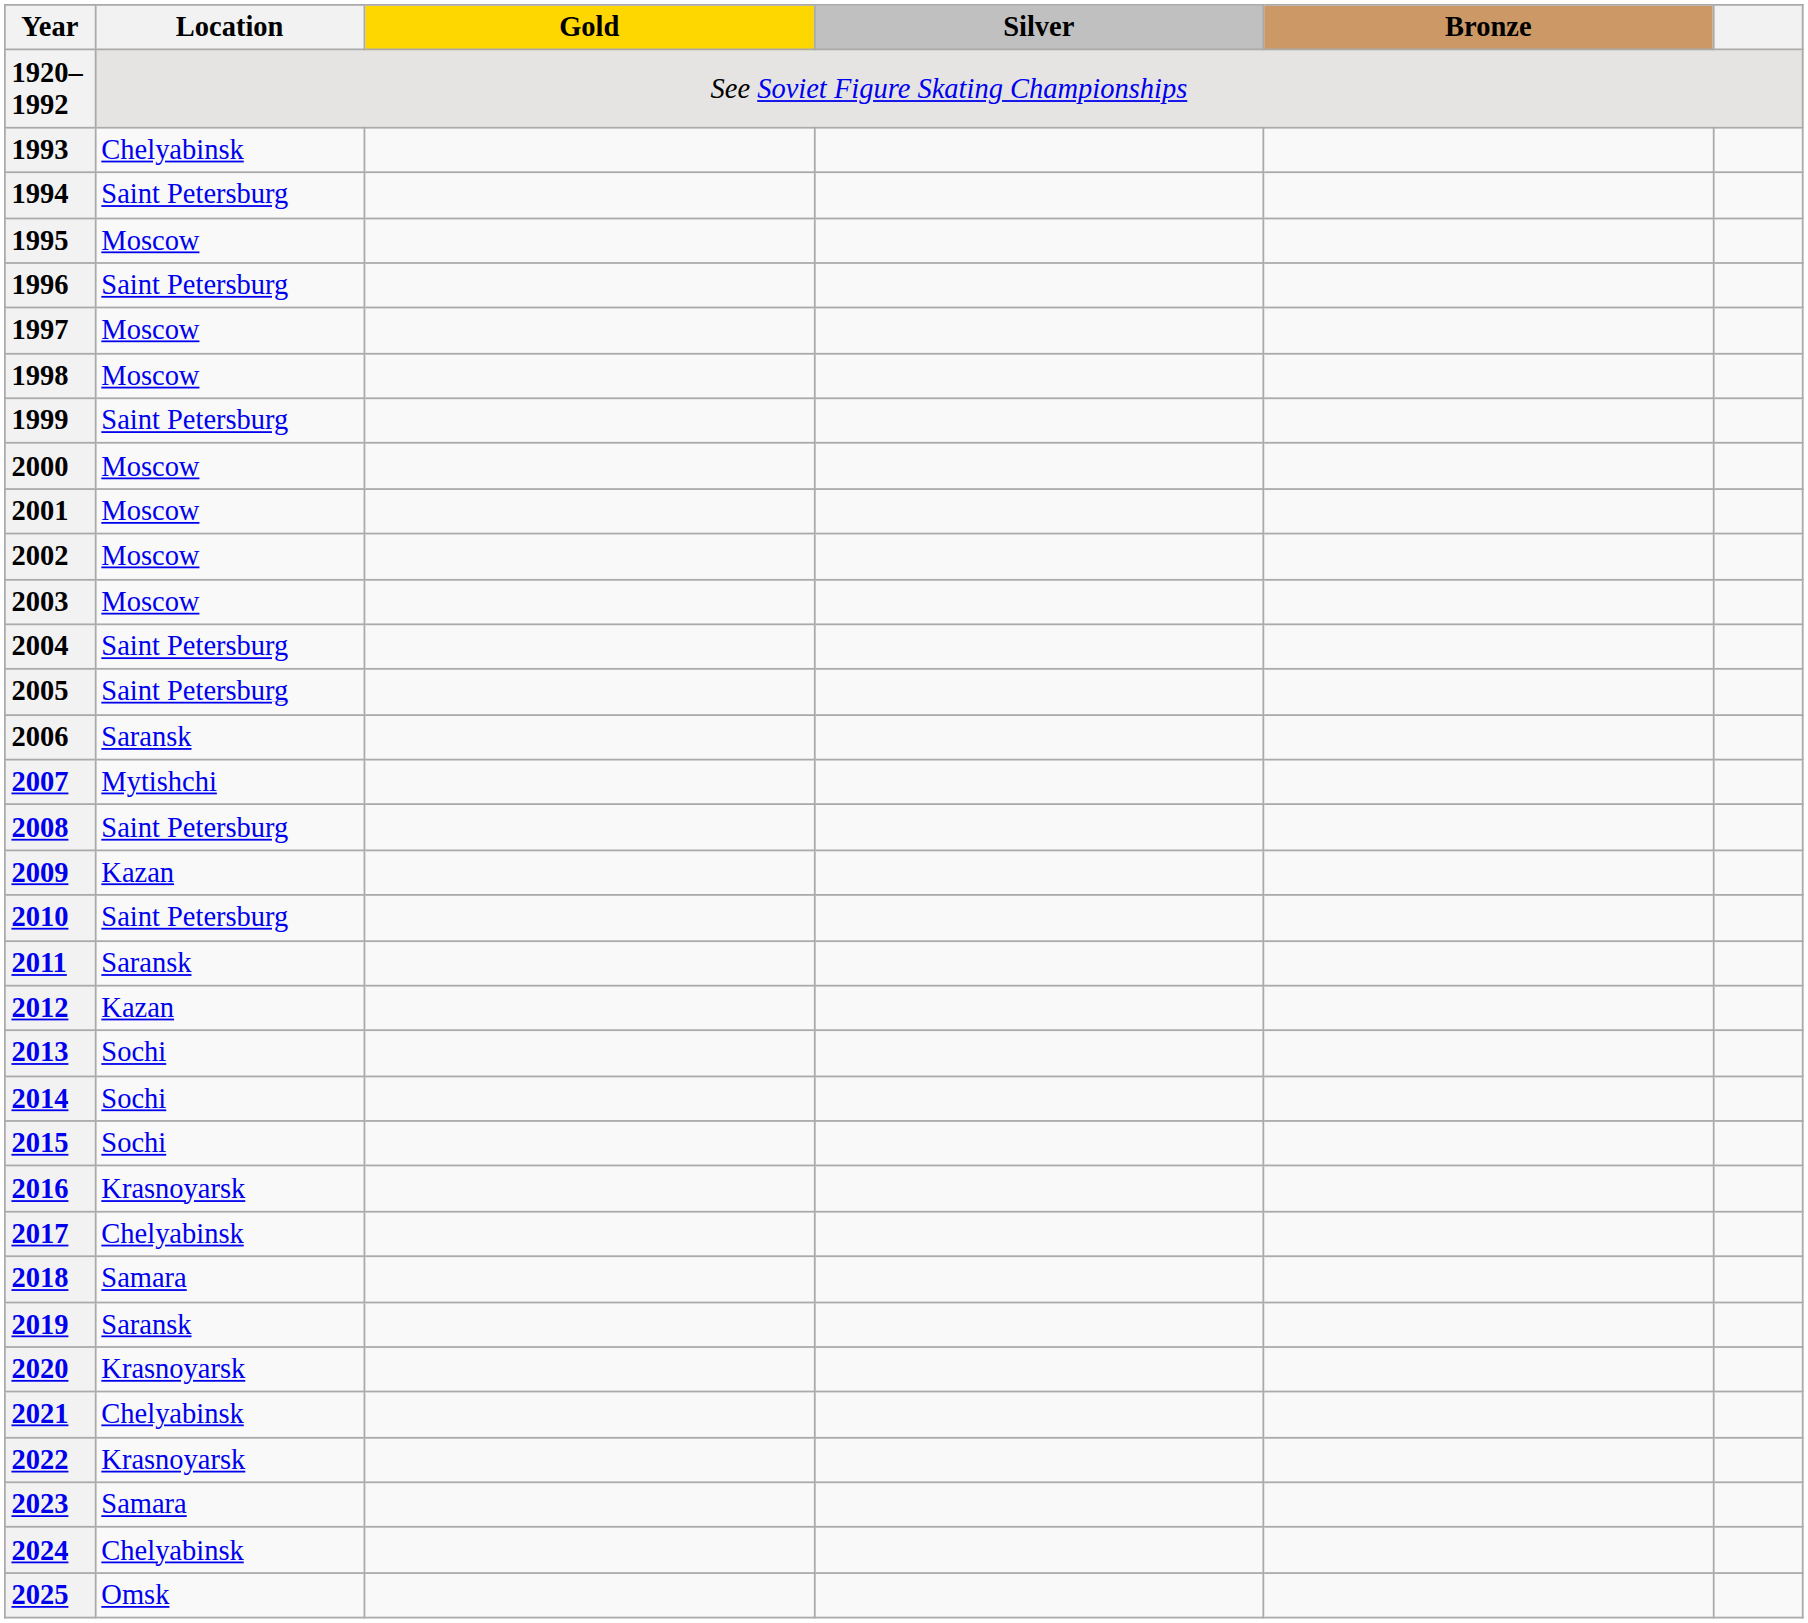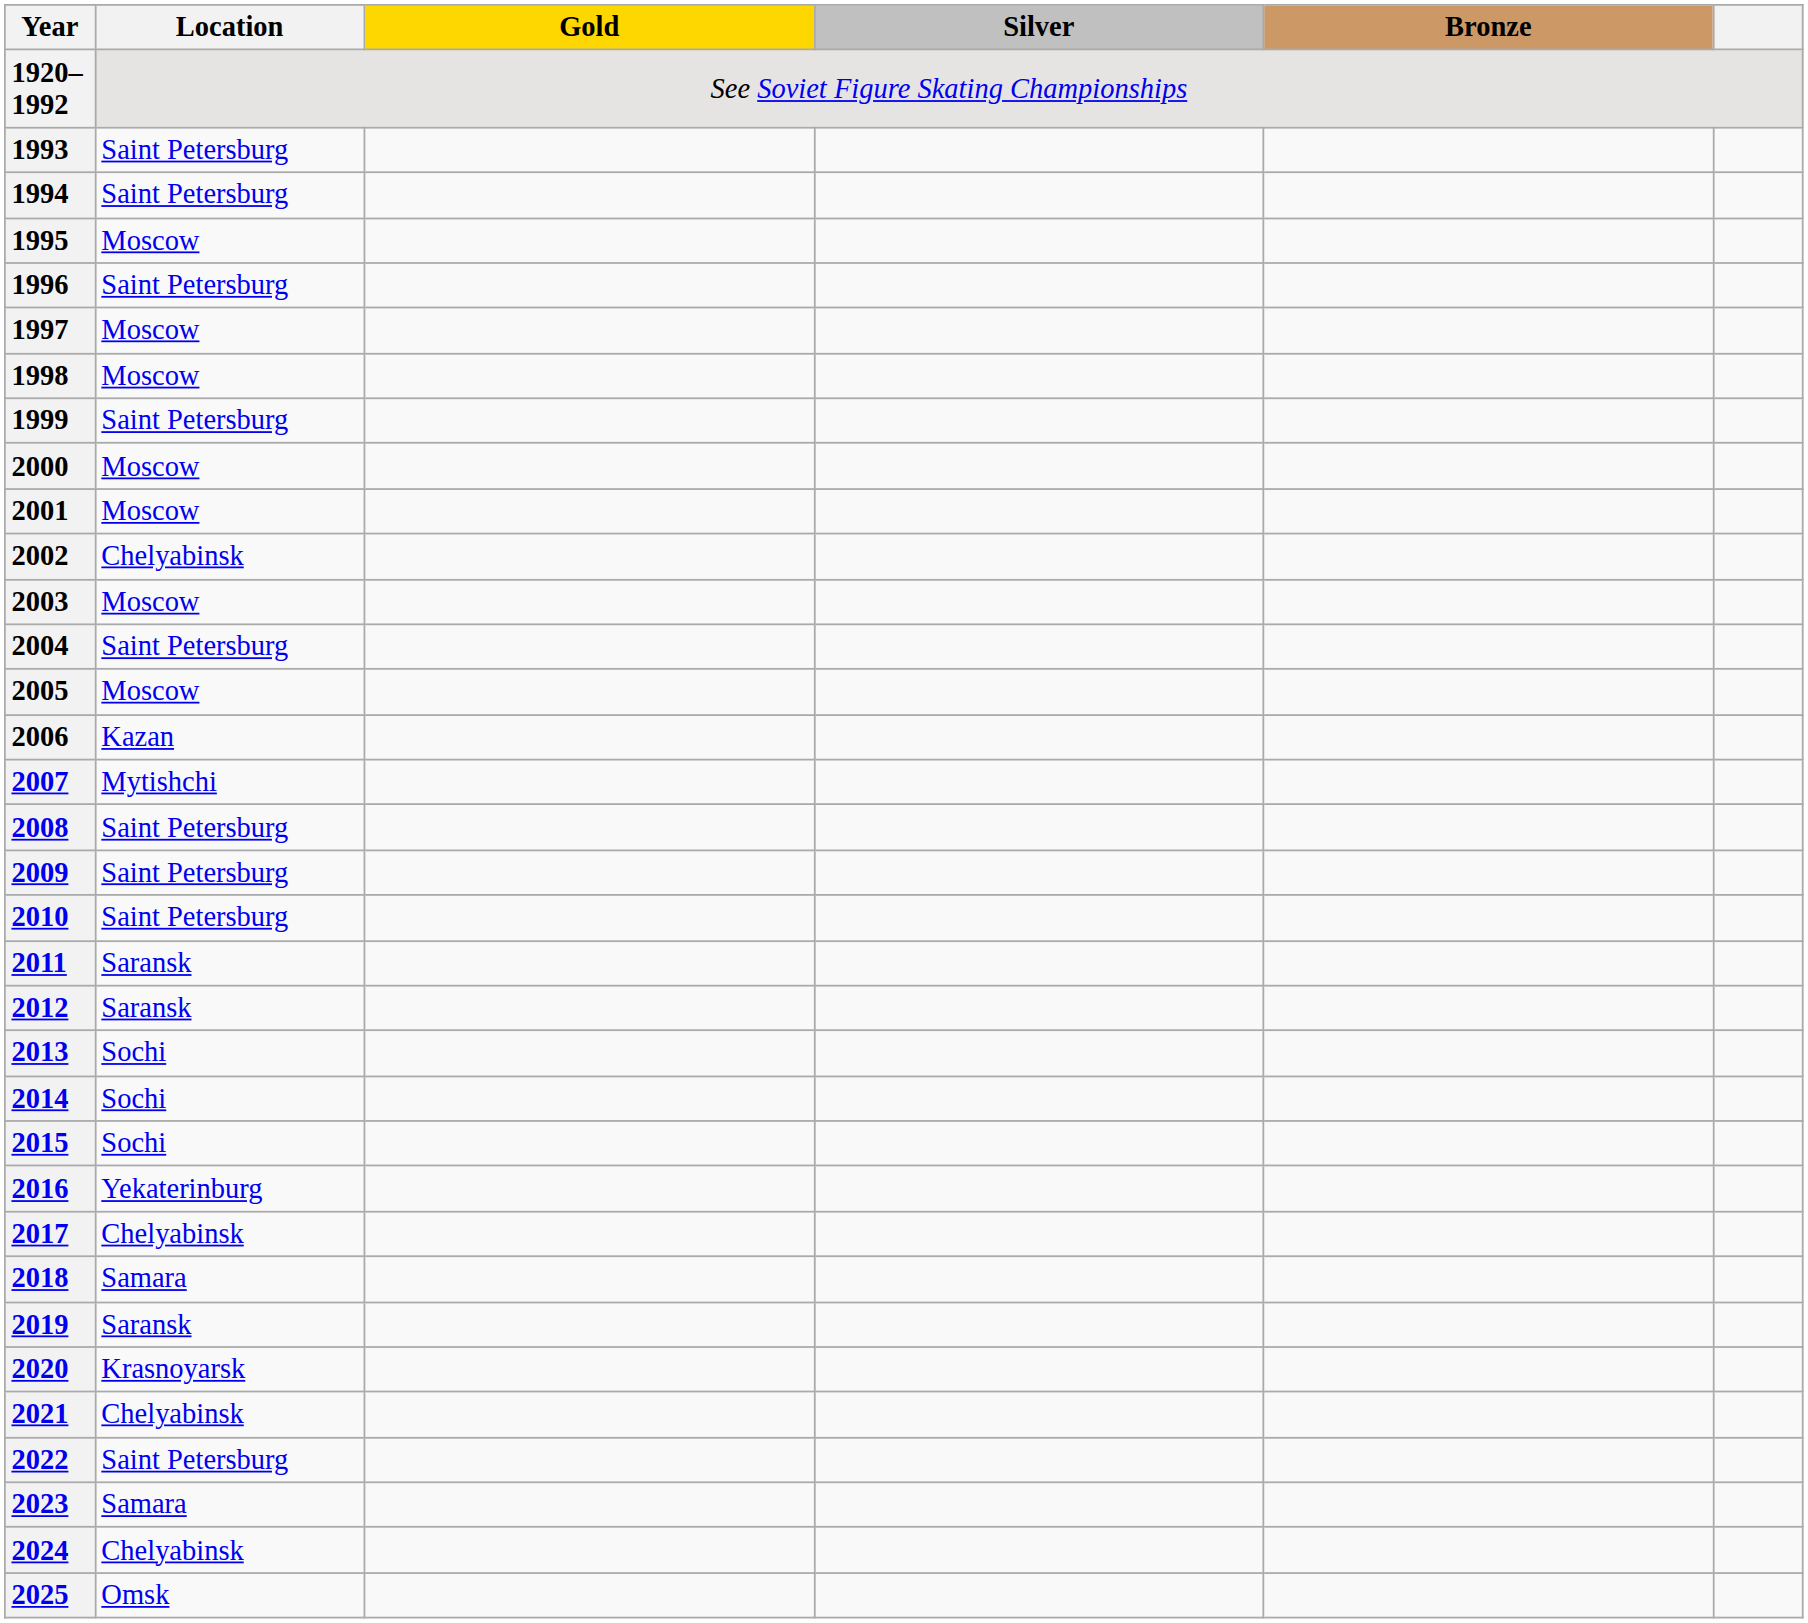(173, 149) Chelyabinsk -> (195, 149) Saint Petersburg
(150, 555) Moscow -> (173, 555) Chelyabinsk
(195, 691) Saint Petersburg -> (150, 691) Moscow
(146, 736) Saransk -> (138, 736) Kazan
(138, 872) Kazan -> (195, 872) Saint Petersburg
(138, 1007) Kazan -> (146, 1007) Saransk
(173, 1188) Krasnoyarsk -> (182, 1188) Yekaterinburg
(173, 1459) Krasnoyarsk -> (195, 1459) Saint Petersburg
